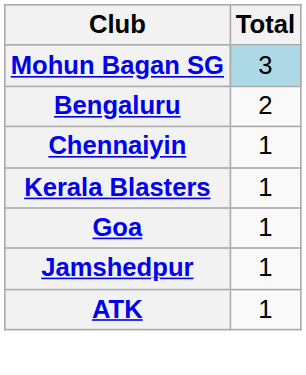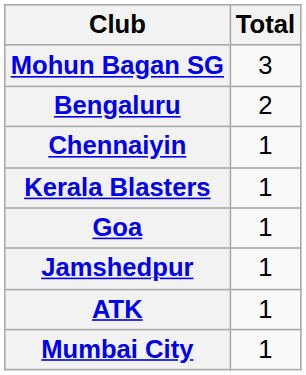(265, 65) lightblue background -> (265, 65) no background
+ row: (117, 349)
